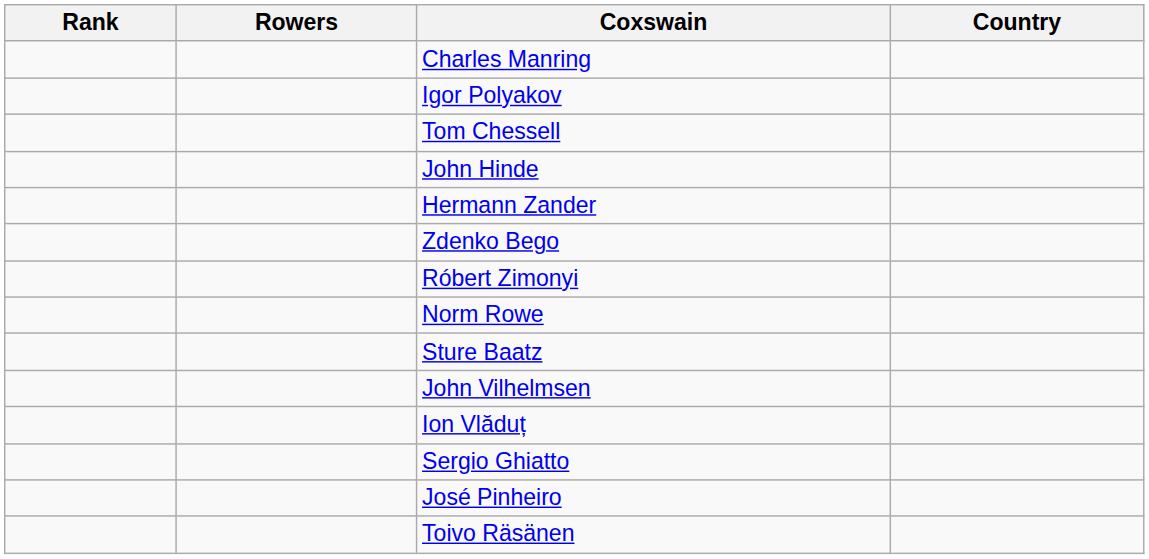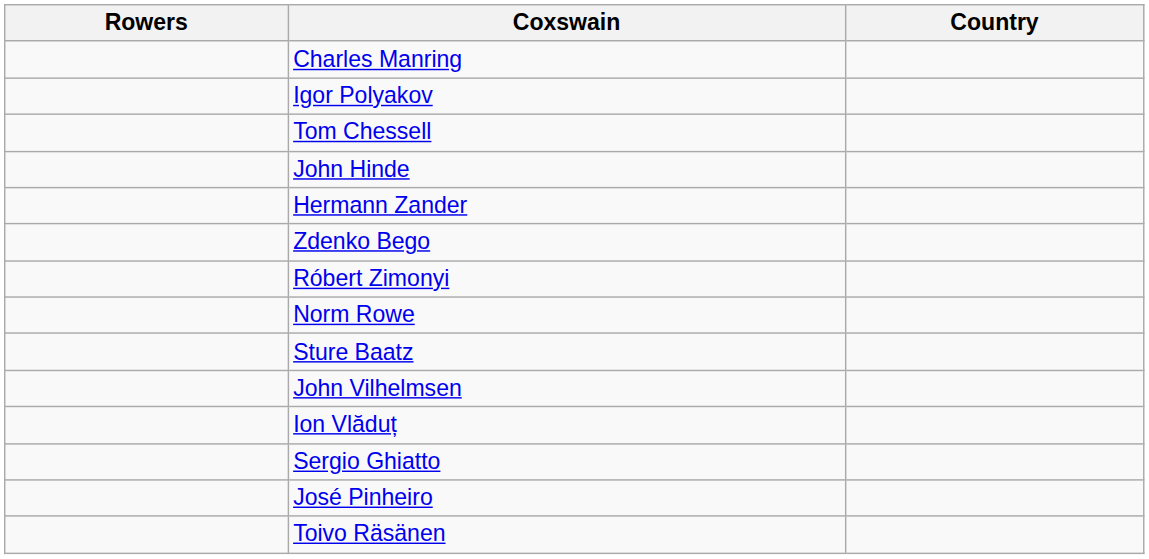- column: (90, 22)
